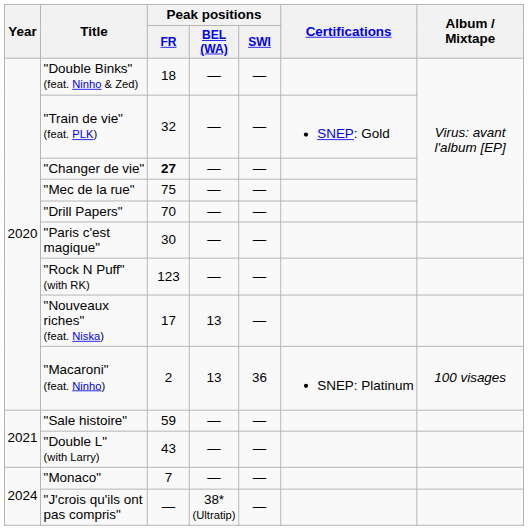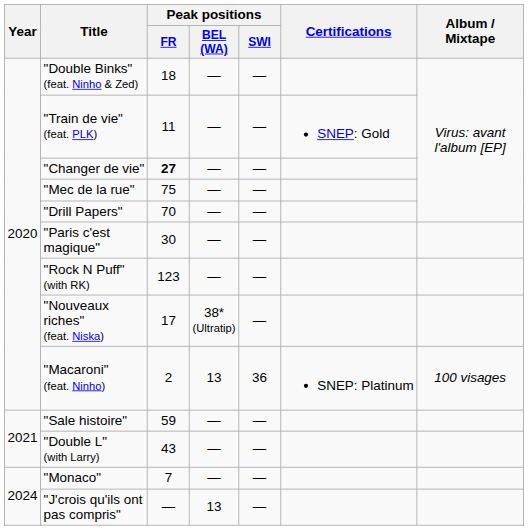(168, 126) 32 -> (168, 126) 11
(214, 320) 13 -> (214, 320) 38* (Ultratip)
(214, 507) 38* (Ultratip) -> (214, 507) 13
